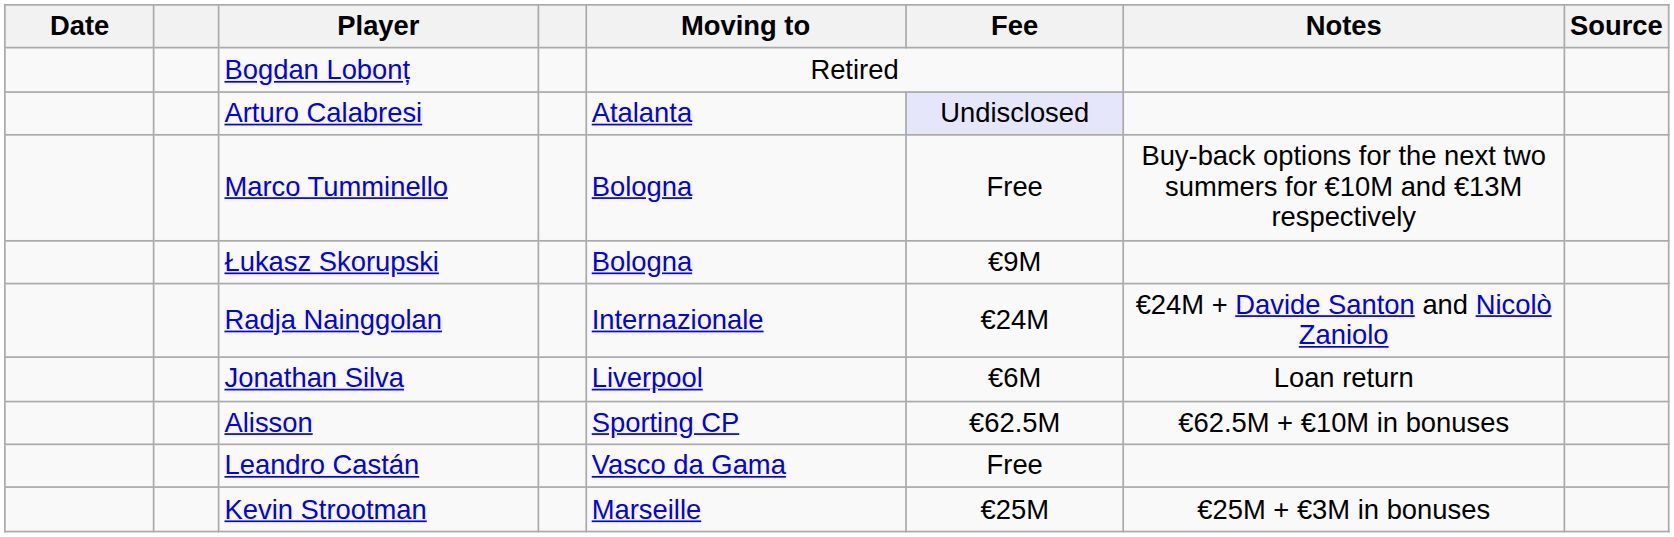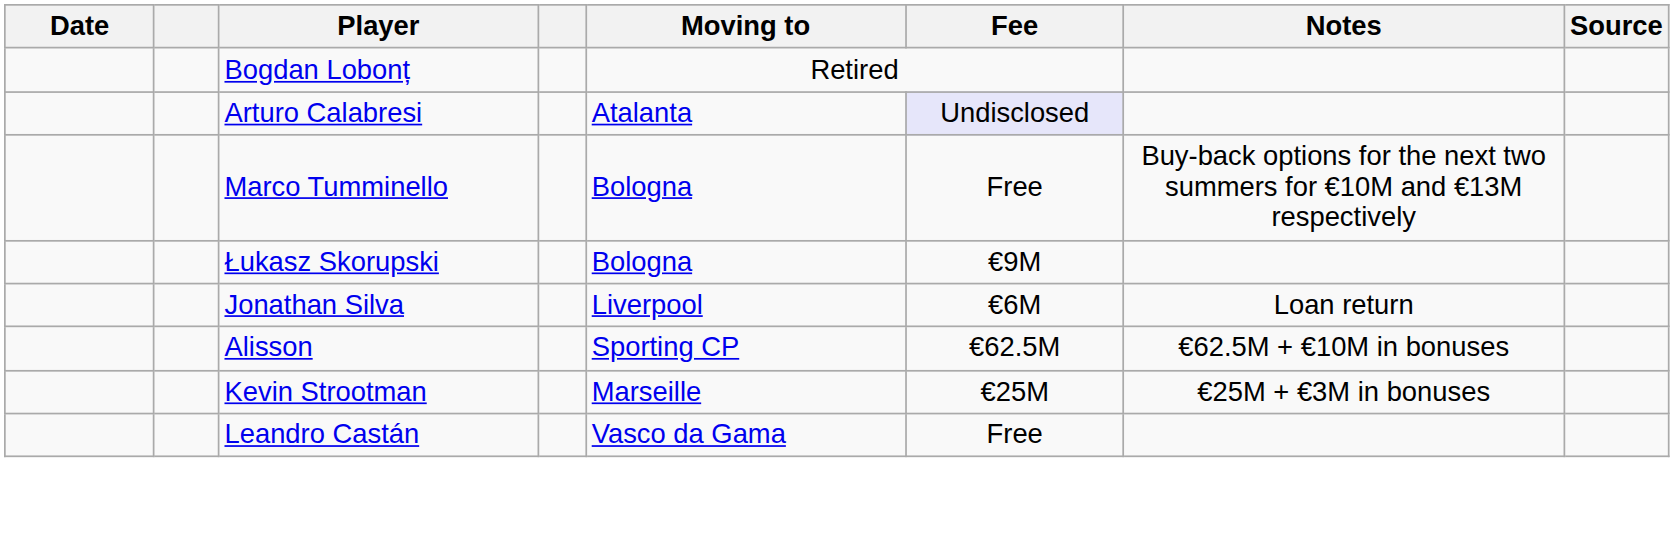- row: (333, 320)
rows swapped: (322, 465) <-> (326, 509)
